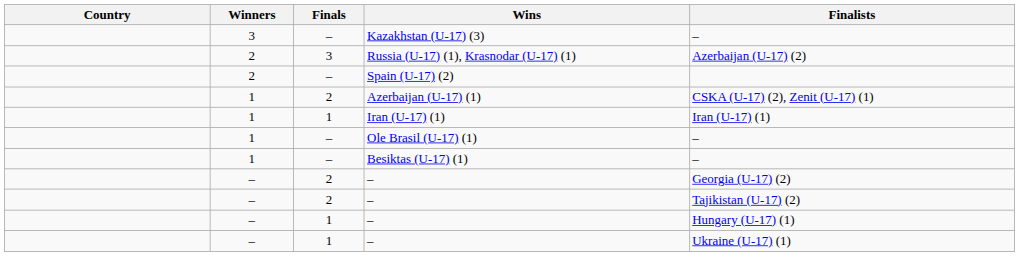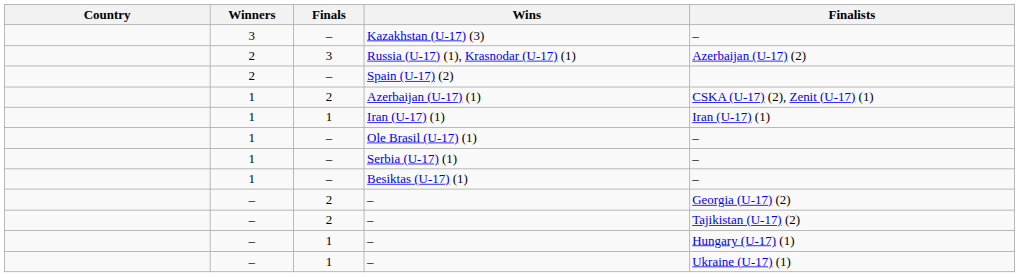+ row: (329, 158)
